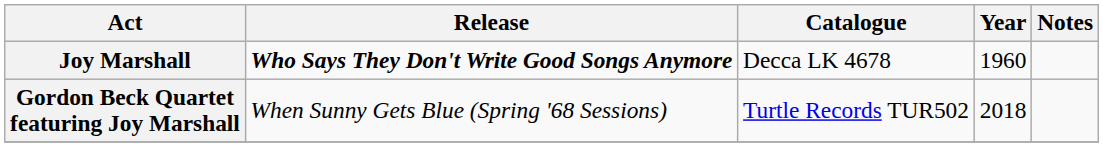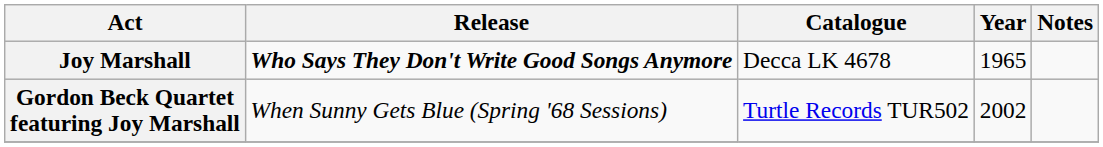(1003, 60) 1960 -> (1003, 60) 1965
(1003, 110) 2018 -> (1003, 110) 2002
